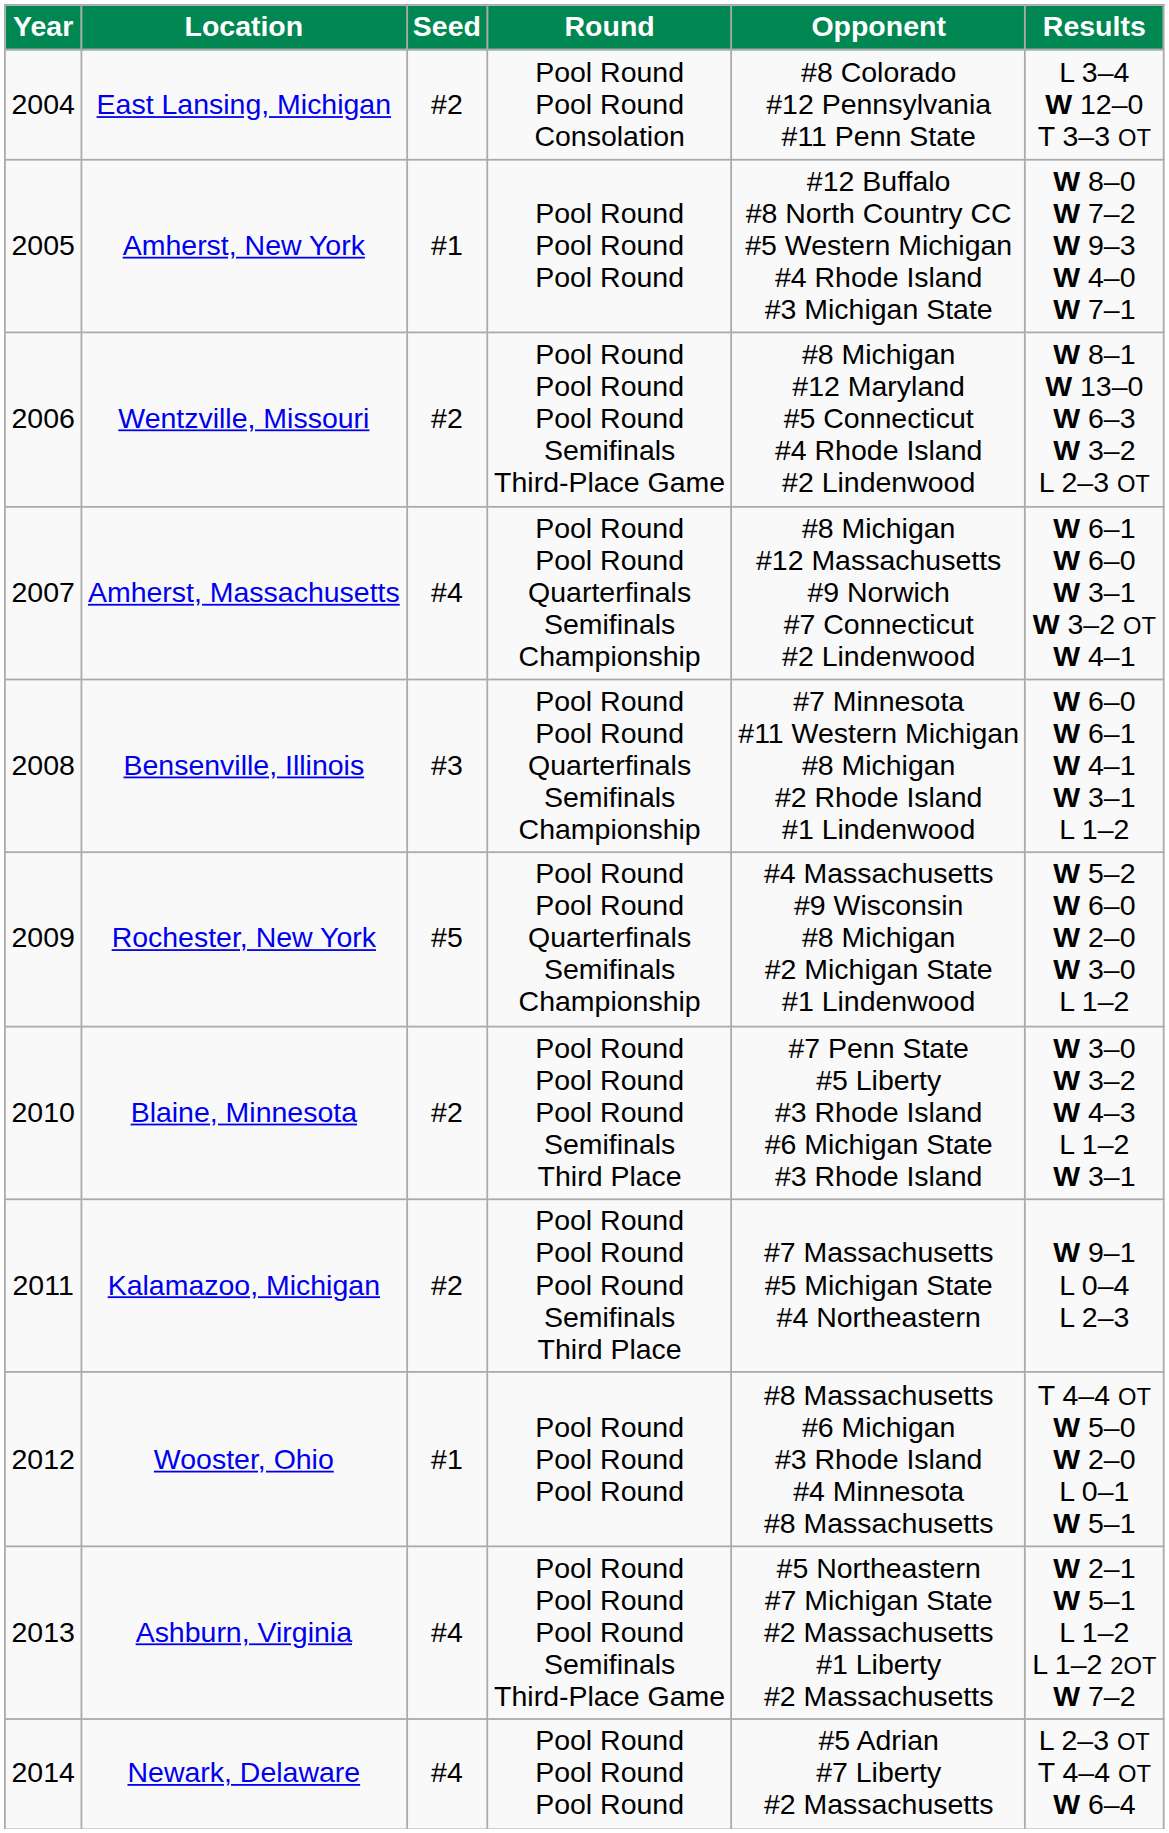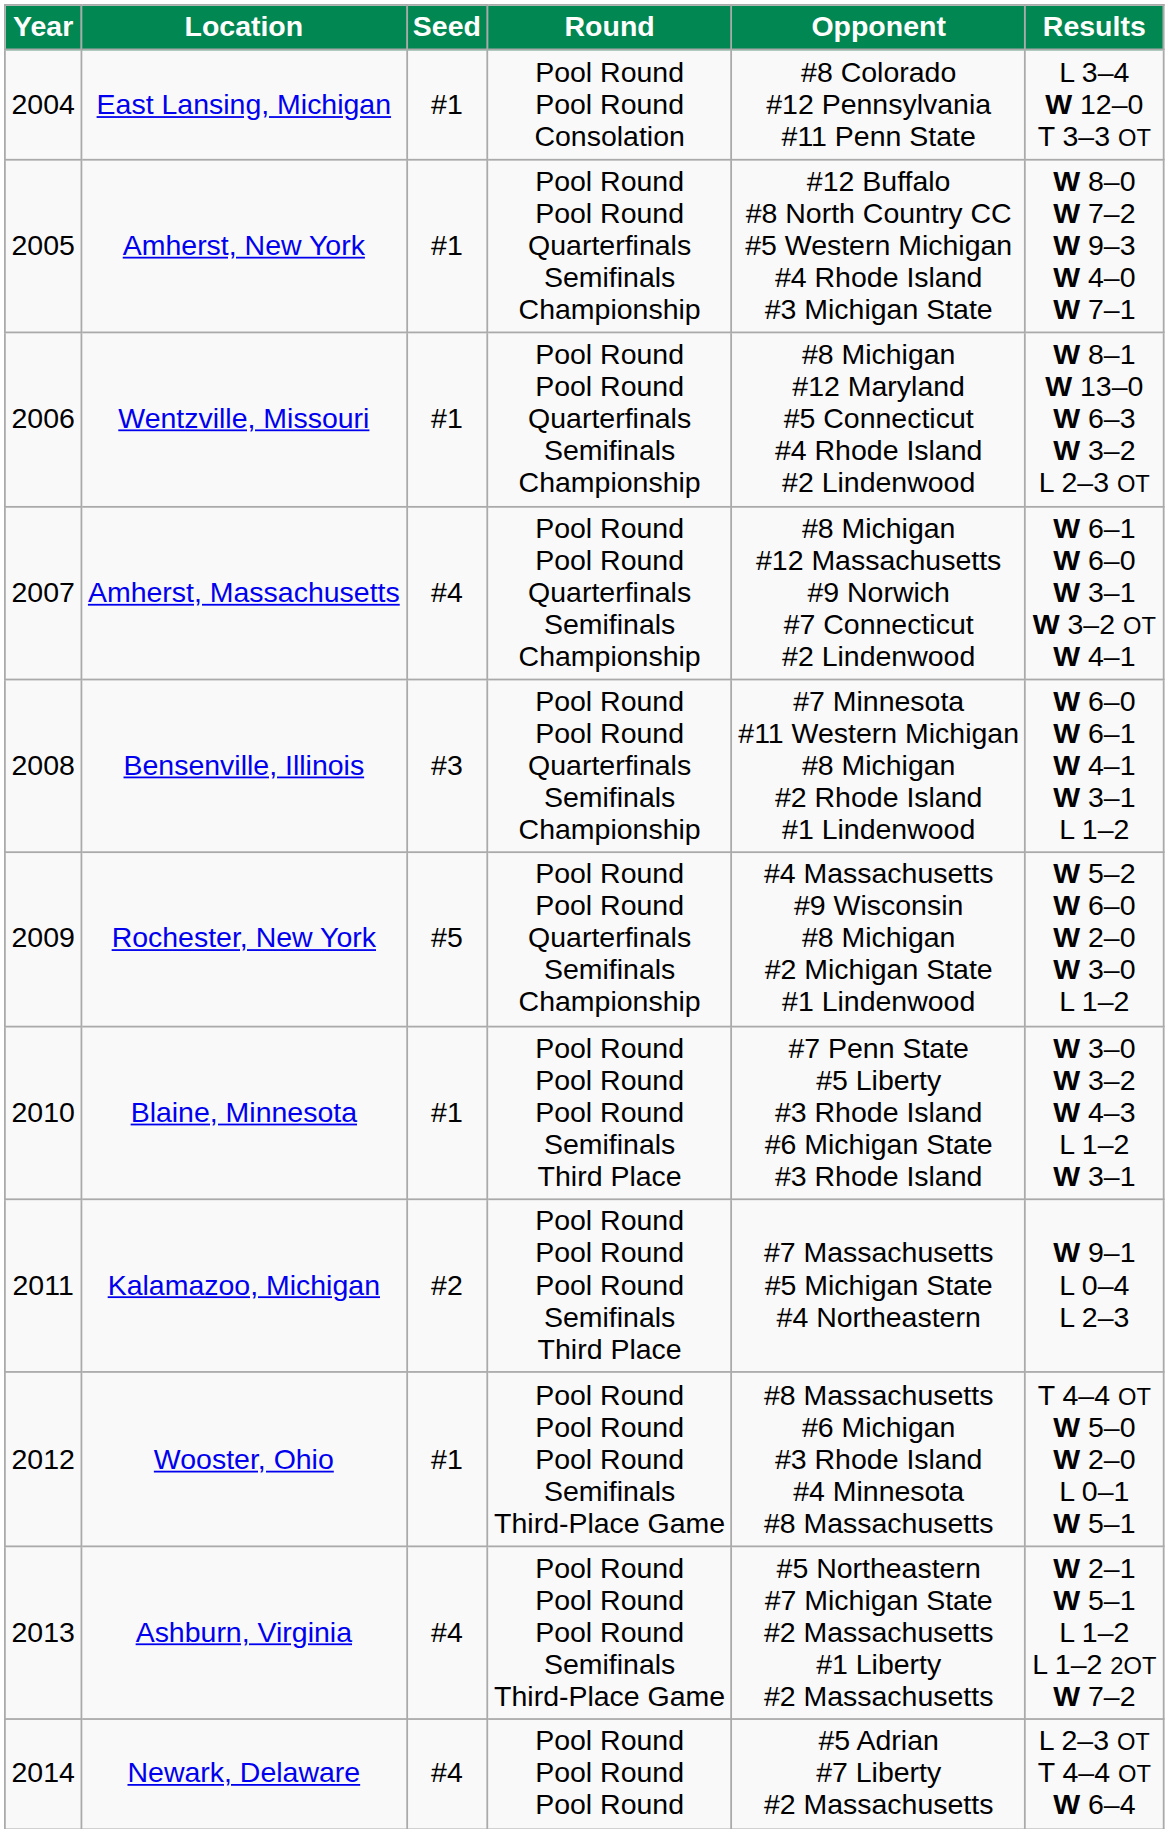(447, 104) #2 -> (447, 104) #1
(610, 245) Pool Round Pool Round Pool Round -> (610, 245) Pool Round Pool Round Quarterfinals Semifinals Championship
(447, 418) #2 -> (447, 418) #1
(610, 418) Pool Round Pool Round Pool Round Semifinals Third-Place Game -> (610, 418) Pool Round Pool Round Quarterfinals Semifinals Championship
(447, 1112) #2 -> (447, 1112) #1
(610, 1458) Pool Round Pool Round Pool Round -> (610, 1458) Pool Round Pool Round Pool Round Semifinals Third-Place Game
